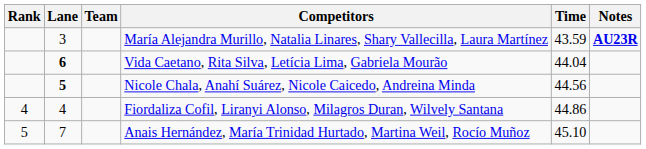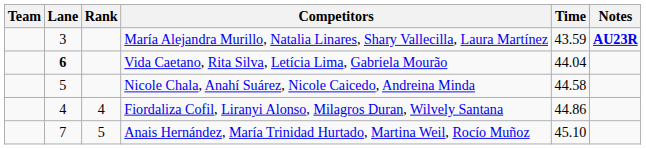columns swapped: (24, 16) <-> (101, 16)
(63, 86) bold -> (63, 86) normal
(570, 86) 44.56 -> (570, 86) 44.58
